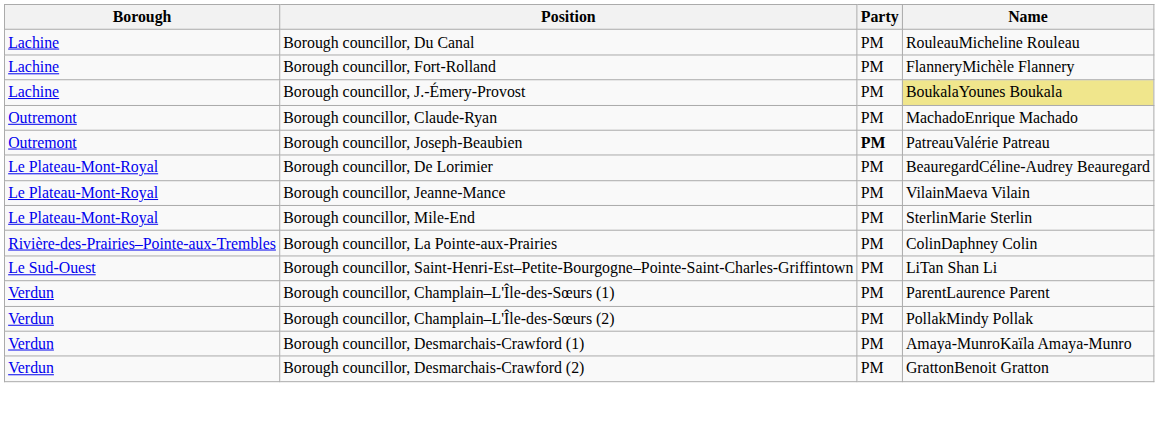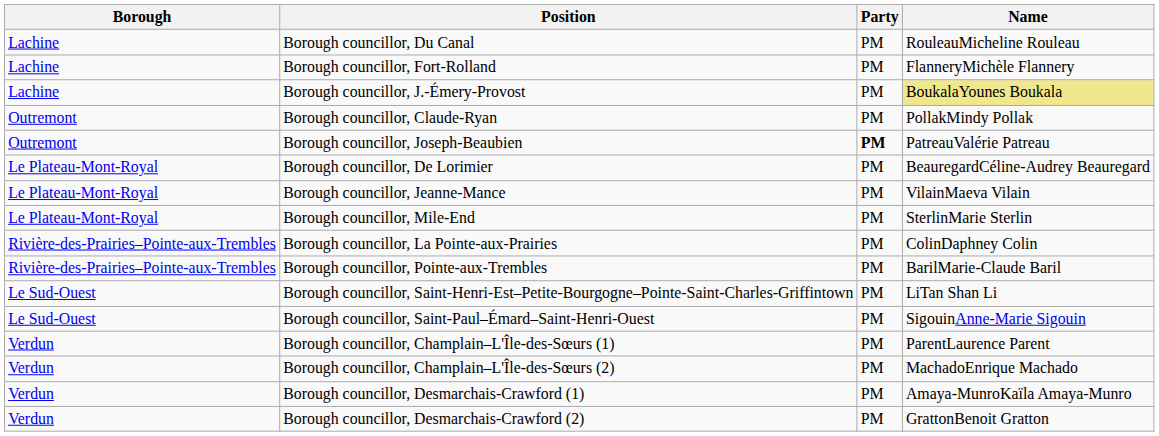(992, 117) MachadoEnrique Machado -> (969, 117) PollakMindy Pollak
+ row: (415, 268)
+ row: (469, 318)
(969, 318) PollakMindy Pollak -> (992, 368) MachadoEnrique Machado
